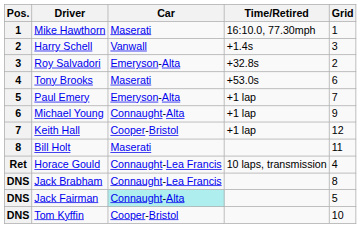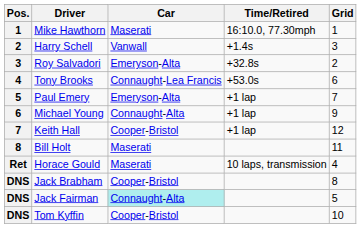(131, 81) Maserati -> (166, 81) Connaught-Lea Francis
(166, 165) Connaught-Lea Francis -> (131, 165) Maserati
(166, 182) Connaught-Lea Francis -> (144, 182) Cooper-Bristol
